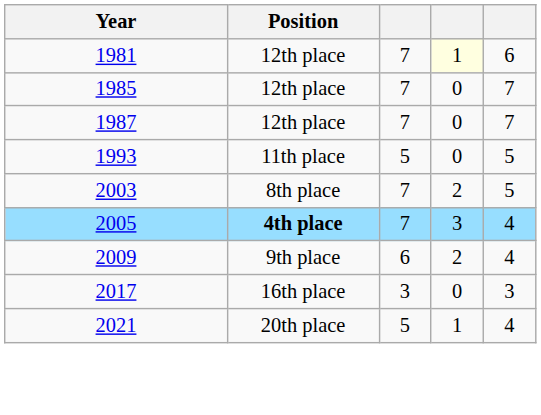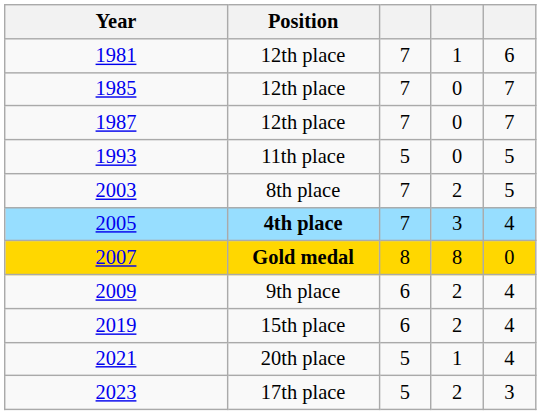(457, 55) lightyellow background -> (457, 55) no background
+ row: (116, 257)
- row: (116, 291)
+ row: (116, 325)
+ row: (116, 392)
